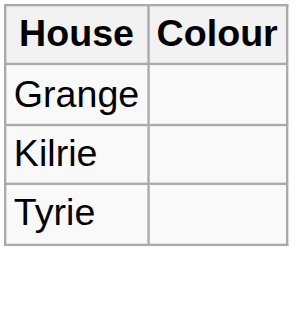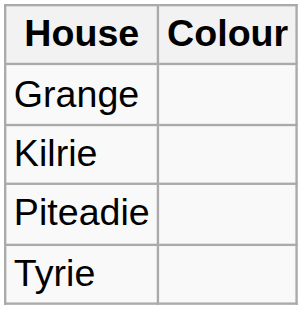+ row: (82, 213)
